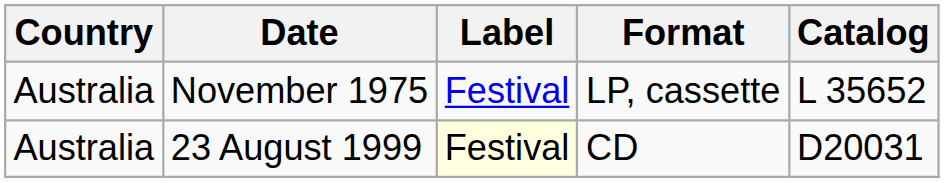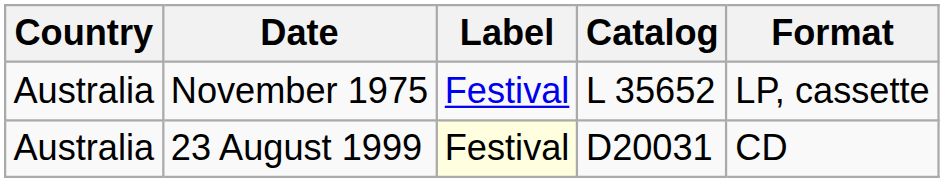columns swapped: (683, 33) <-> (863, 33)
